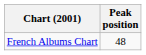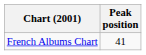(120, 41) 48 -> (120, 41) 41
